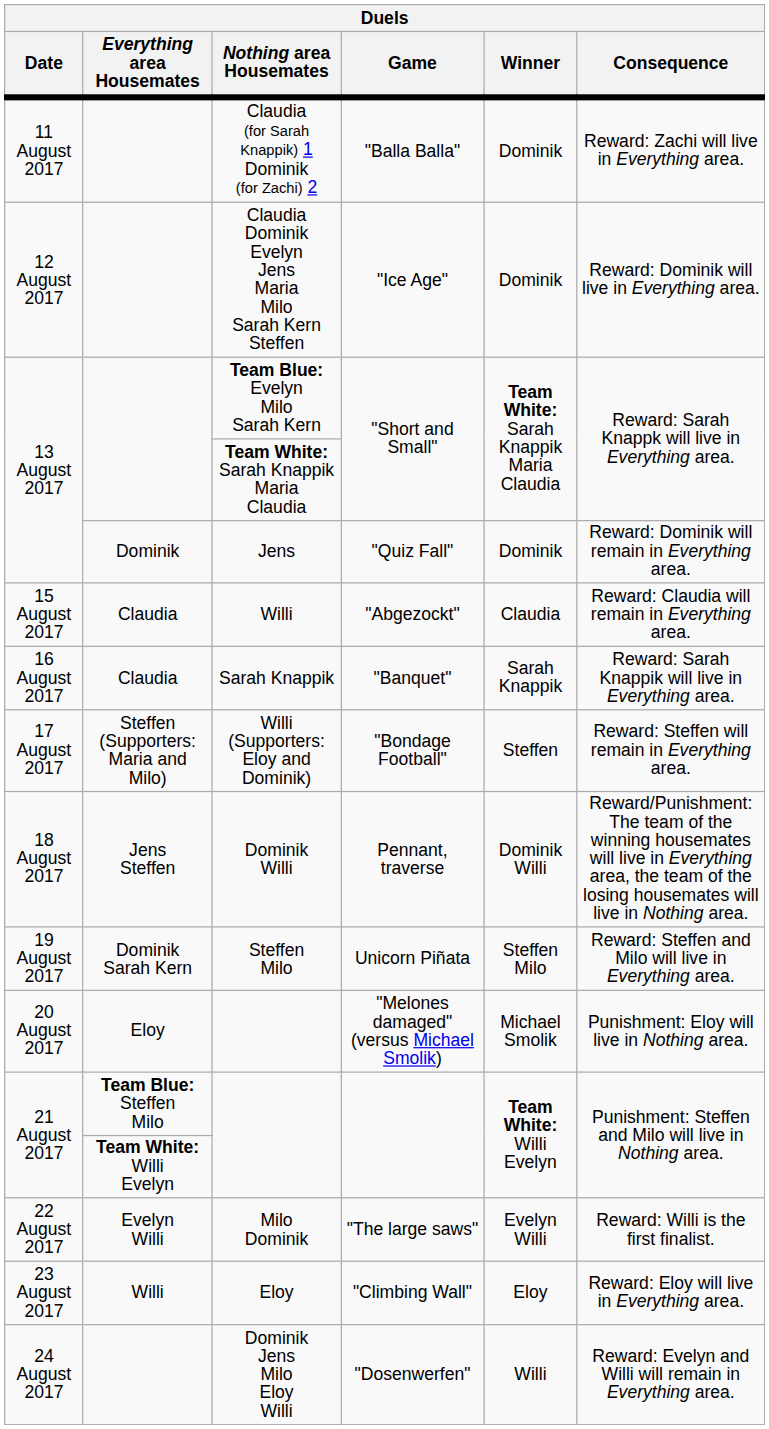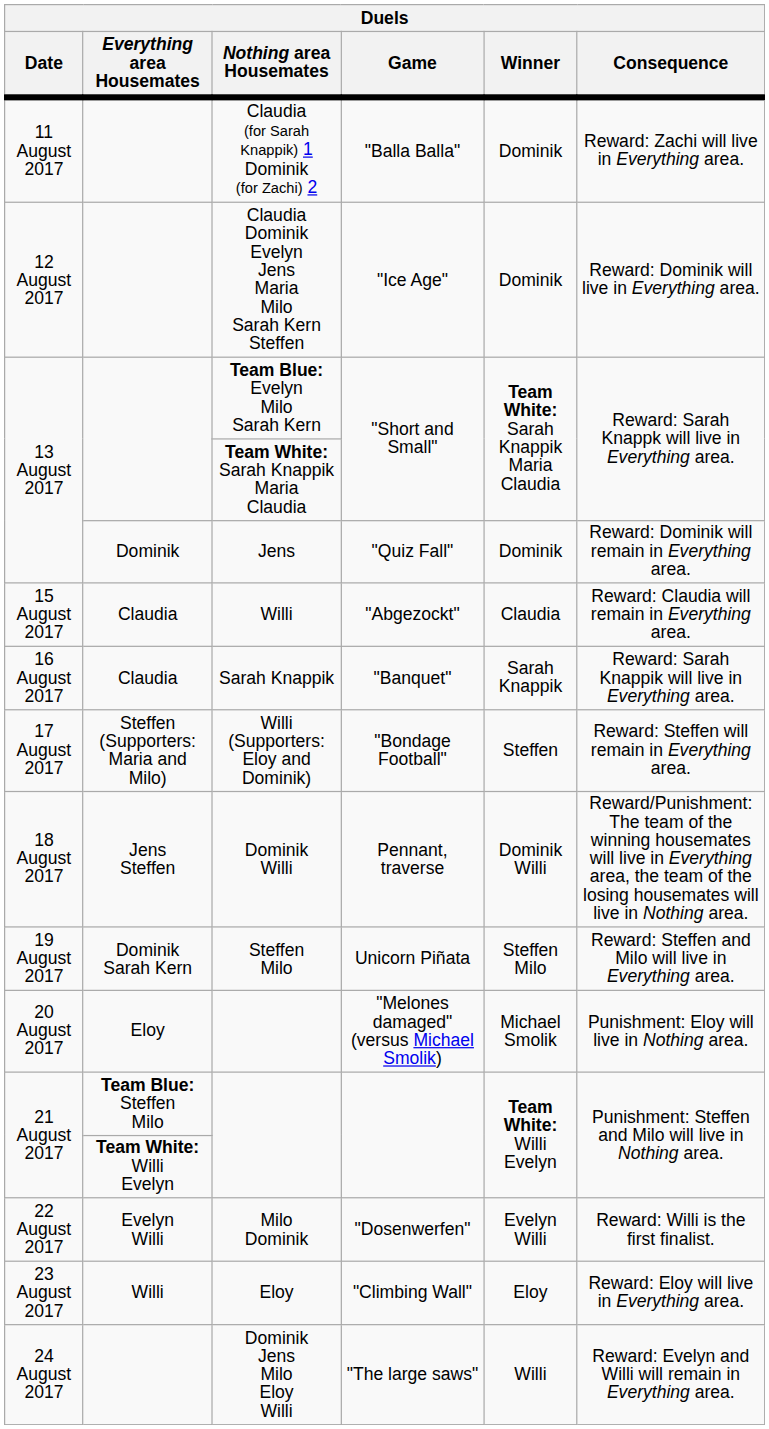(412, 1229) "The large saws" -> (412, 1229) "Dosenwerfen"
(412, 1374) "Dosenwerfen" -> (412, 1374) "The large saws"
